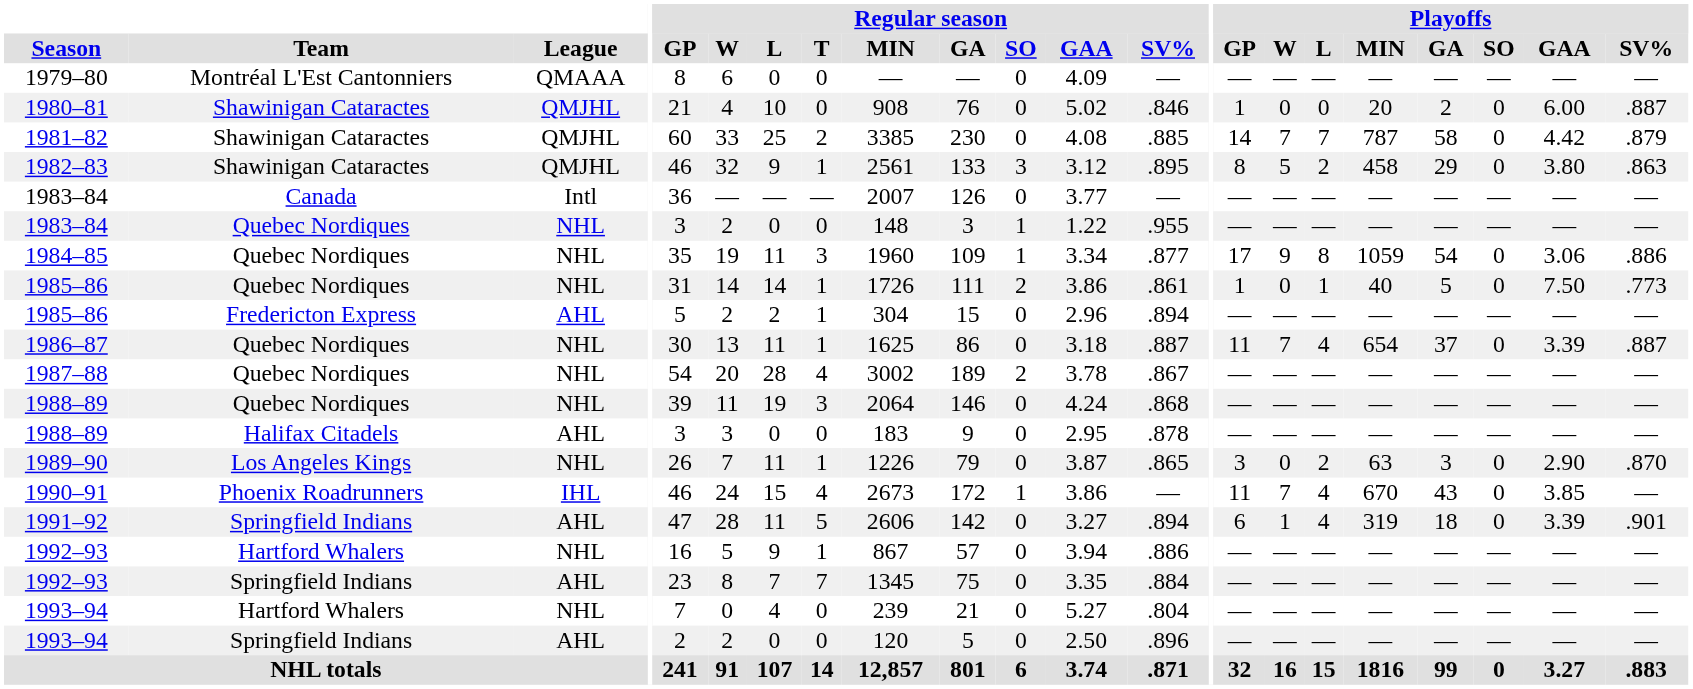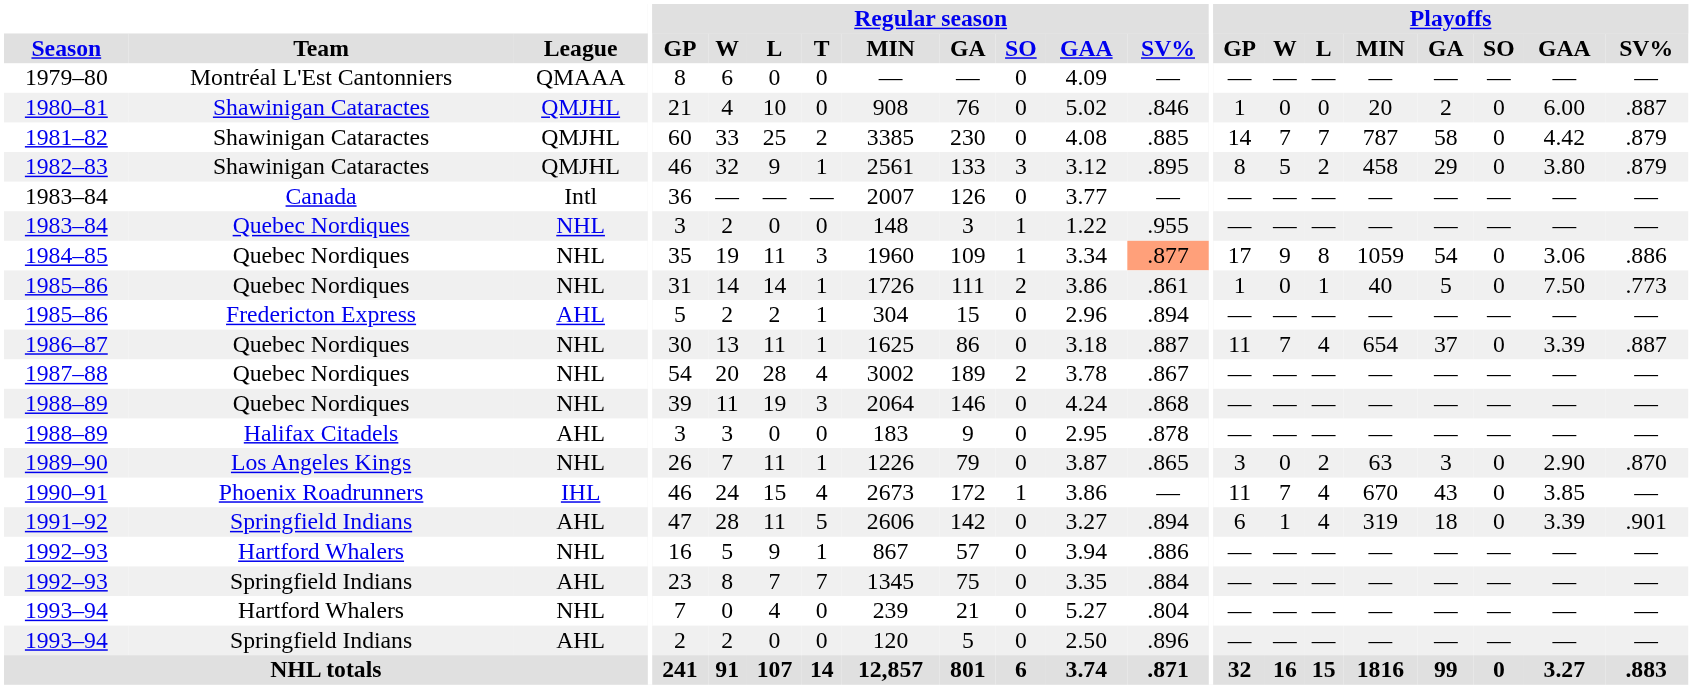(1646, 166) .863 -> (1646, 166) .879
(1168, 255) no background -> (1168, 255) lightsalmon background
